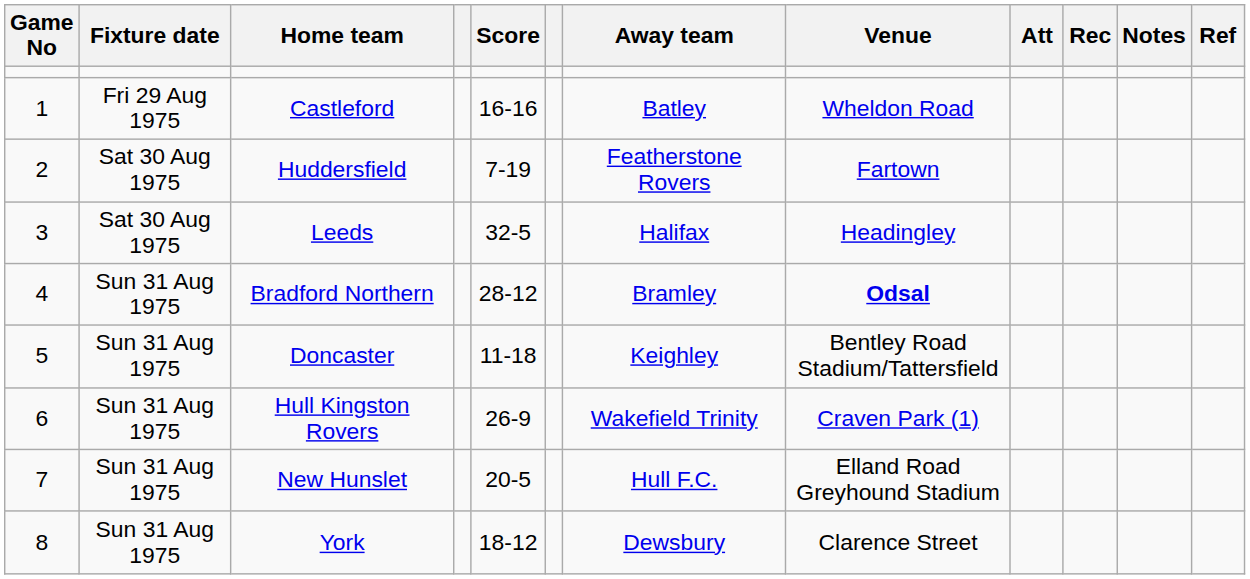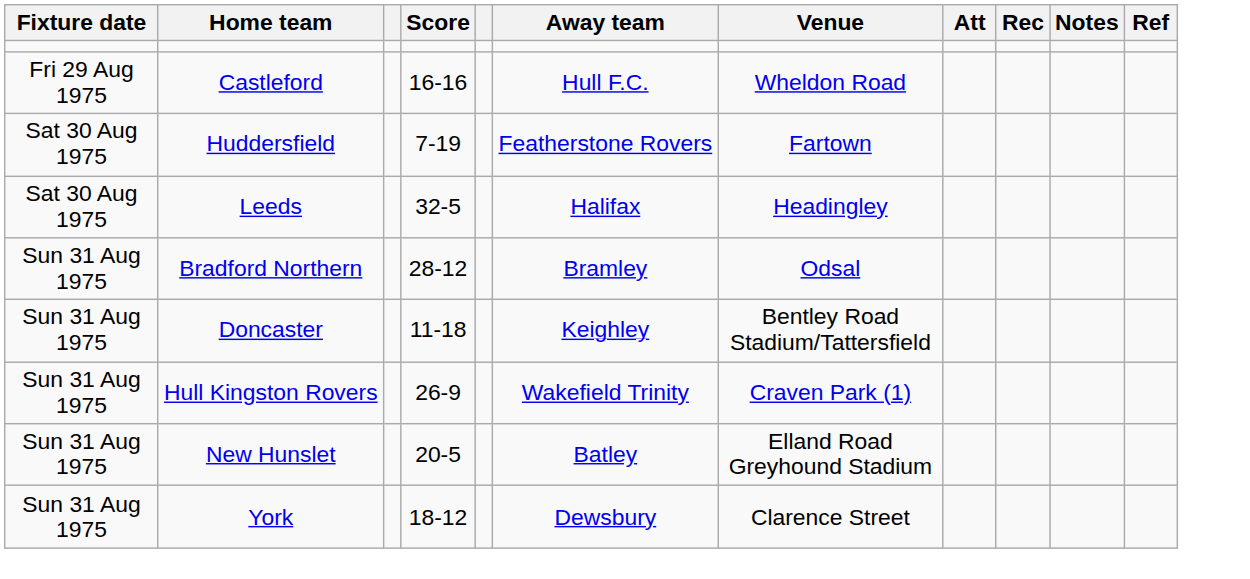- column: (42, 35)
(674, 108) Batley -> (605, 82) Hull F.C.
(898, 294) bold -> (830, 268) normal
(674, 480) Hull F.C. -> (605, 454) Batley
